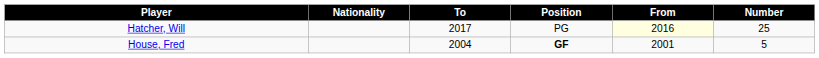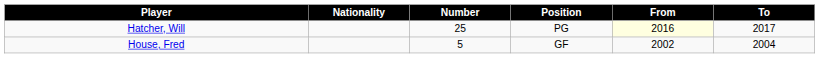columns swapped: (764, 12) <-> (460, 12)
(561, 45) bold -> (561, 45) normal
(663, 45) 2001 -> (663, 45) 2002
